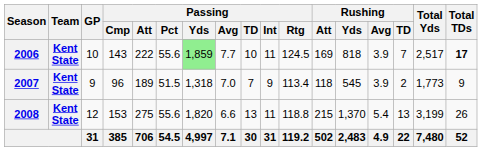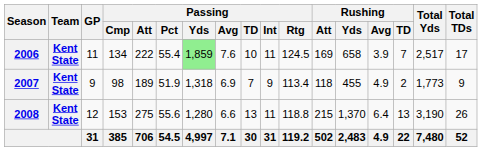(92, 54) 10 -> (92, 54) 11
(118, 54) 143 -> (118, 54) 134
(169, 54) 55.6 -> (169, 54) 55.4
(228, 54) 7.7 -> (228, 54) 7.6
(352, 54) 818 -> (352, 54) 658
(462, 54) bold -> (462, 54) normal
(118, 84) 96 -> (118, 84) 98
(169, 84) 51.5 -> (169, 84) 51.9
(228, 84) 7.0 -> (228, 84) 6.9
(352, 84) 545 -> (352, 84) 455
(381, 84) 3.9 -> (381, 84) 4.9
(199, 114) 1,820 -> (199, 114) 1,280
(381, 114) 5.4 -> (381, 114) 6.4
(430, 114) 3,199 -> (430, 114) 3,190
